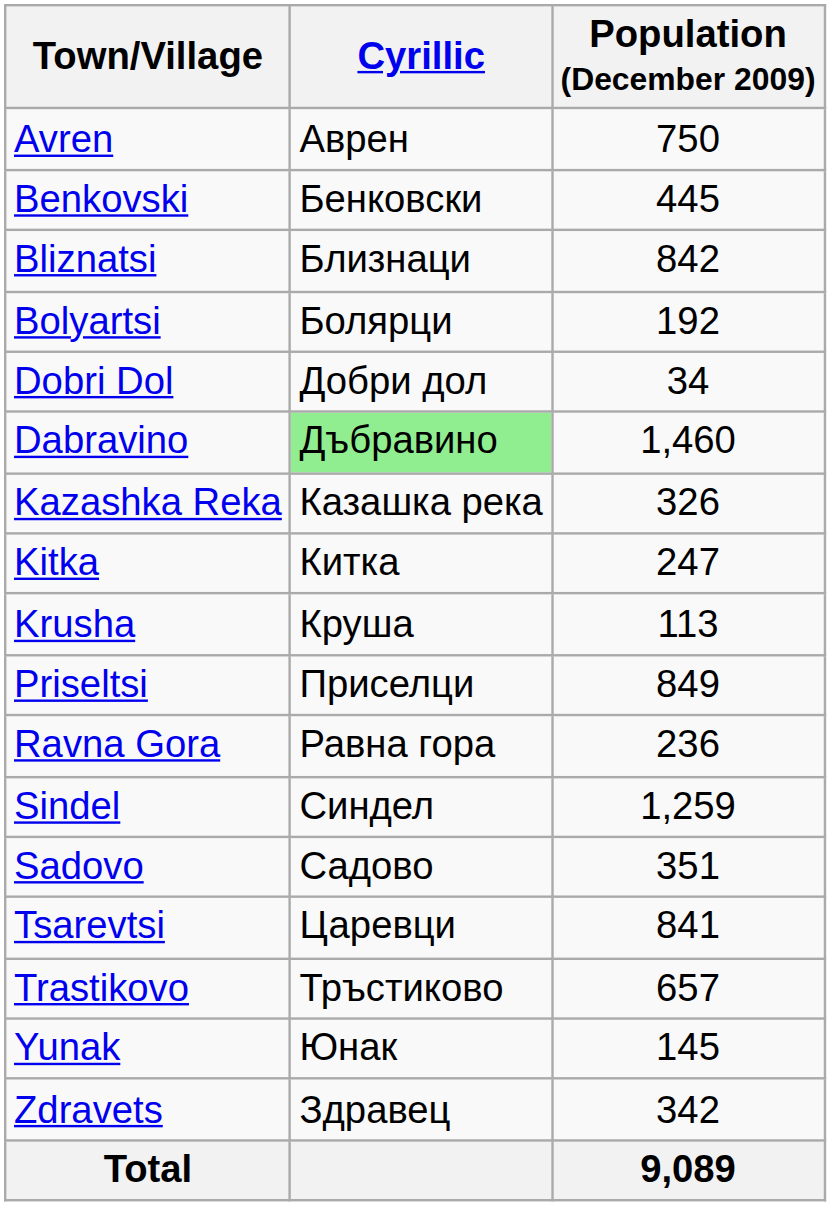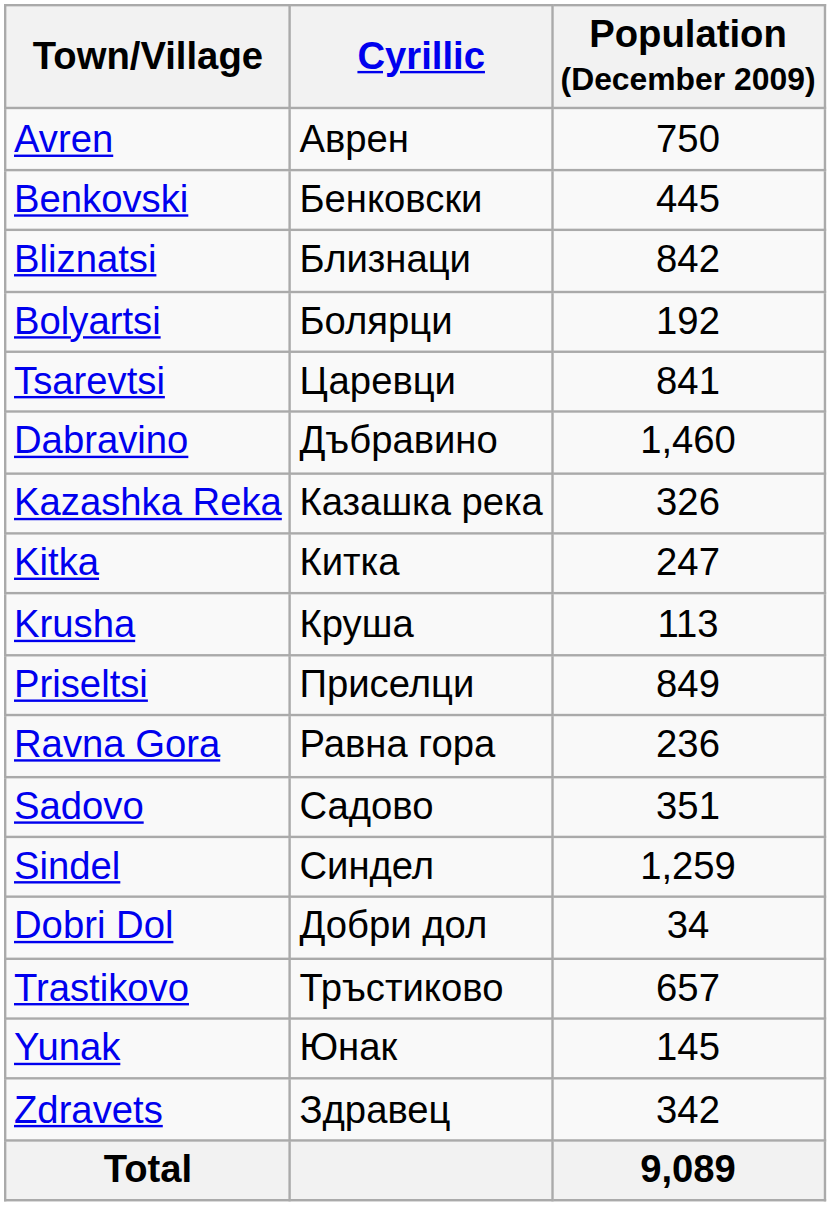rows swapped: (94, 381) <-> (89, 926)
(399, 441) lightgreen background -> (399, 441) no background
rows swapped: (79, 866) <-> (67, 805)
